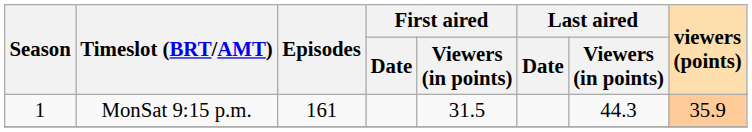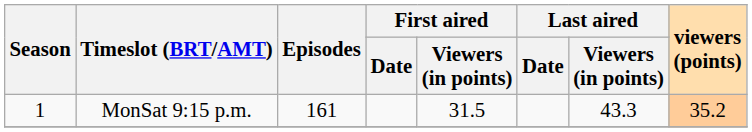(619, 110) 44.3 -> (619, 110) 43.3
(708, 110) 35.9 -> (708, 110) 35.2
